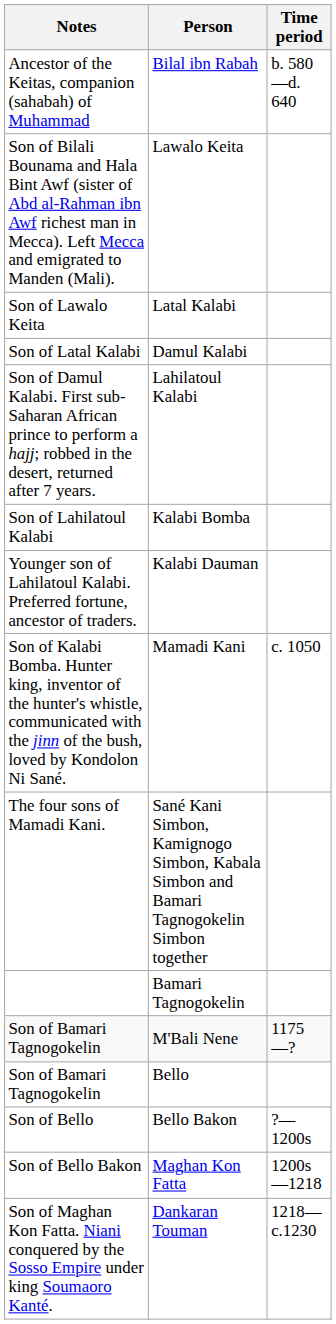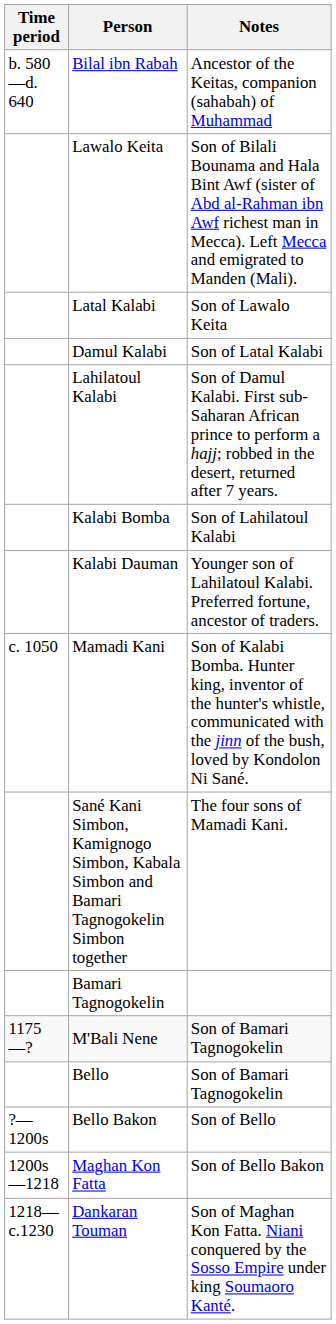columns swapped: (299, 27) <-> (77, 27)
